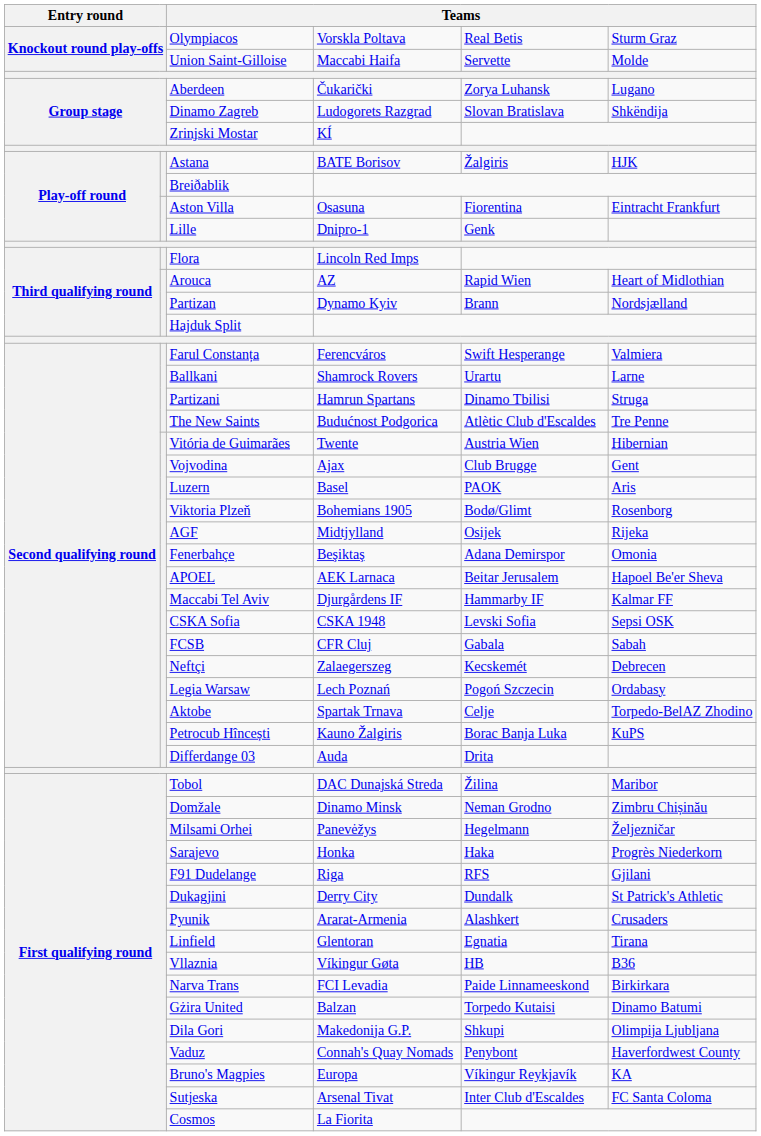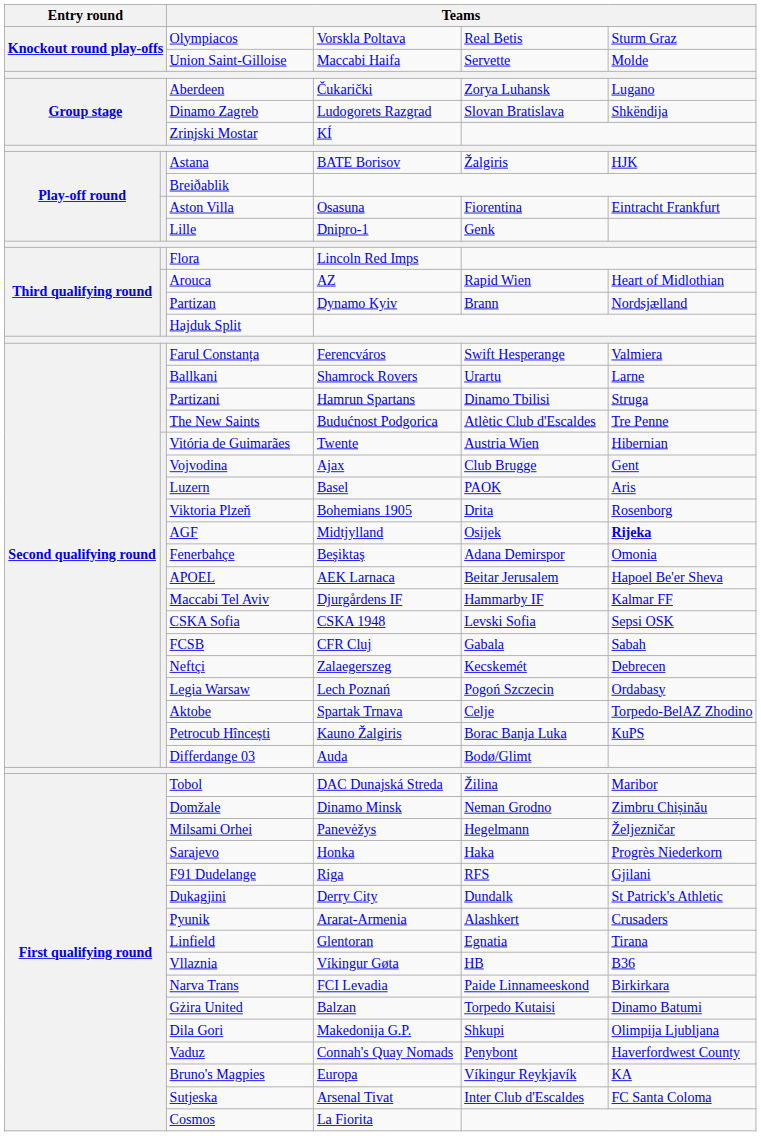(498, 510) Bodø/Glimt -> (479, 510) Drita
(630, 532) normal -> (631, 532) bold
(479, 756) Drita -> (498, 756) Bodø/Glimt
